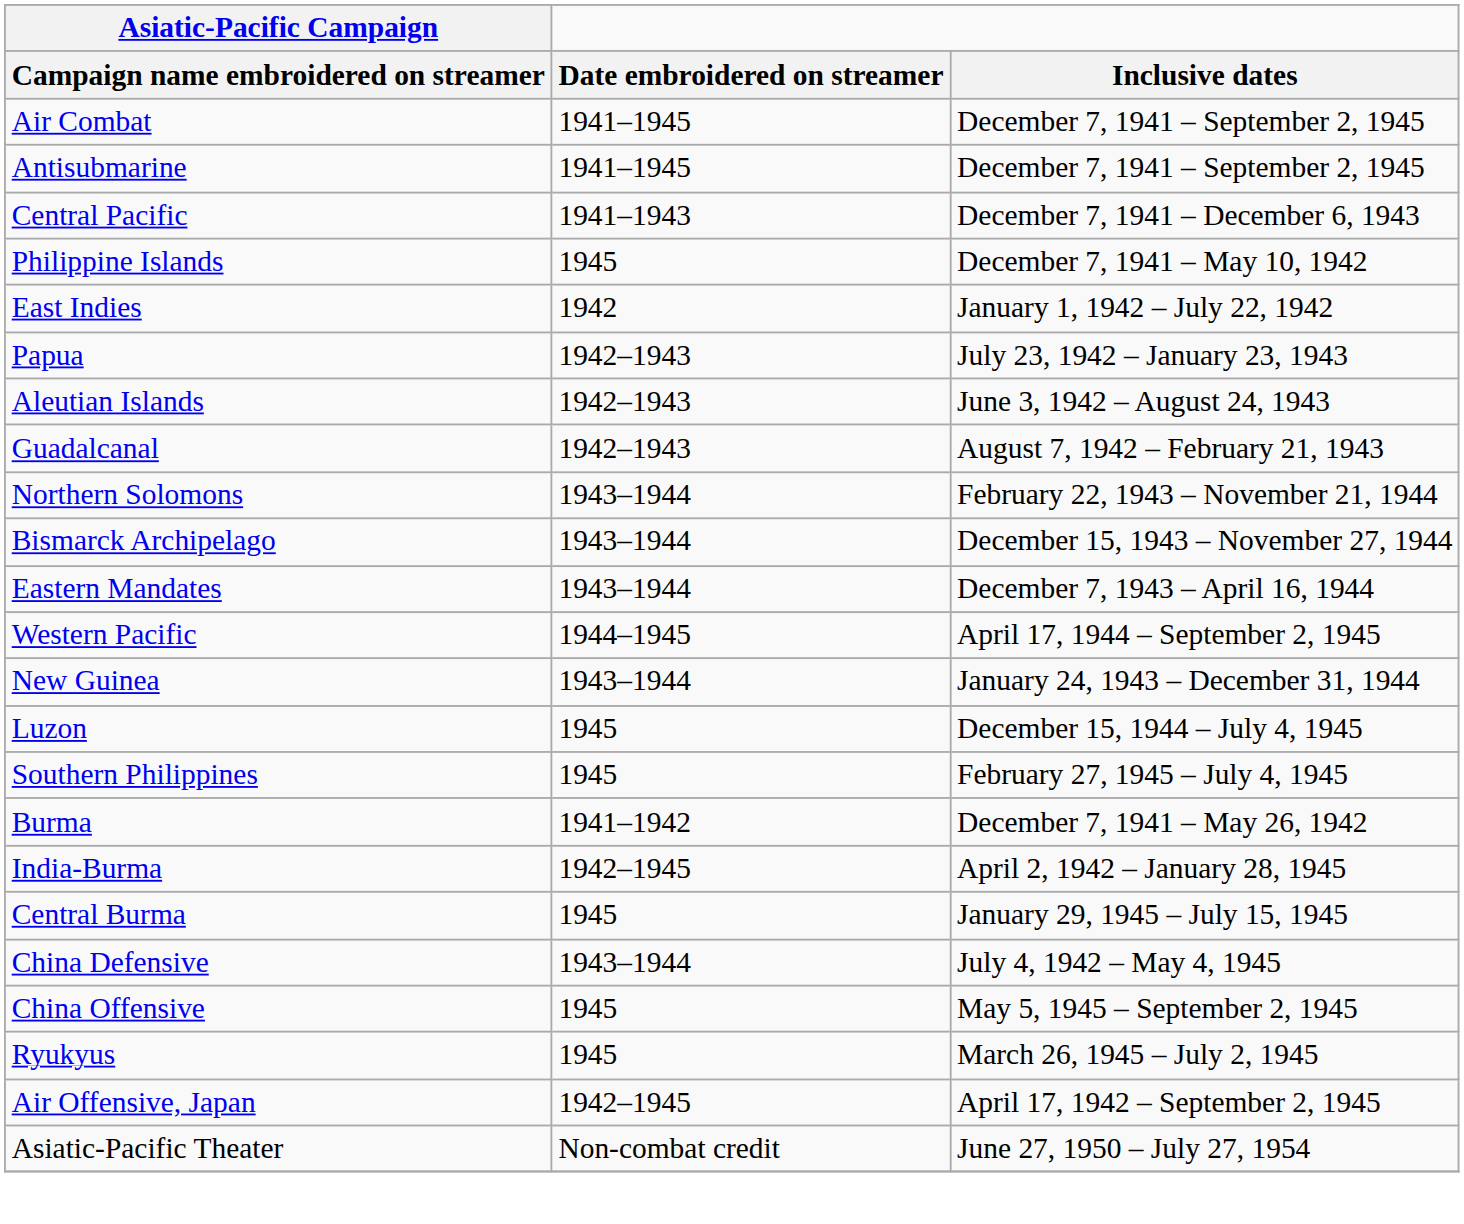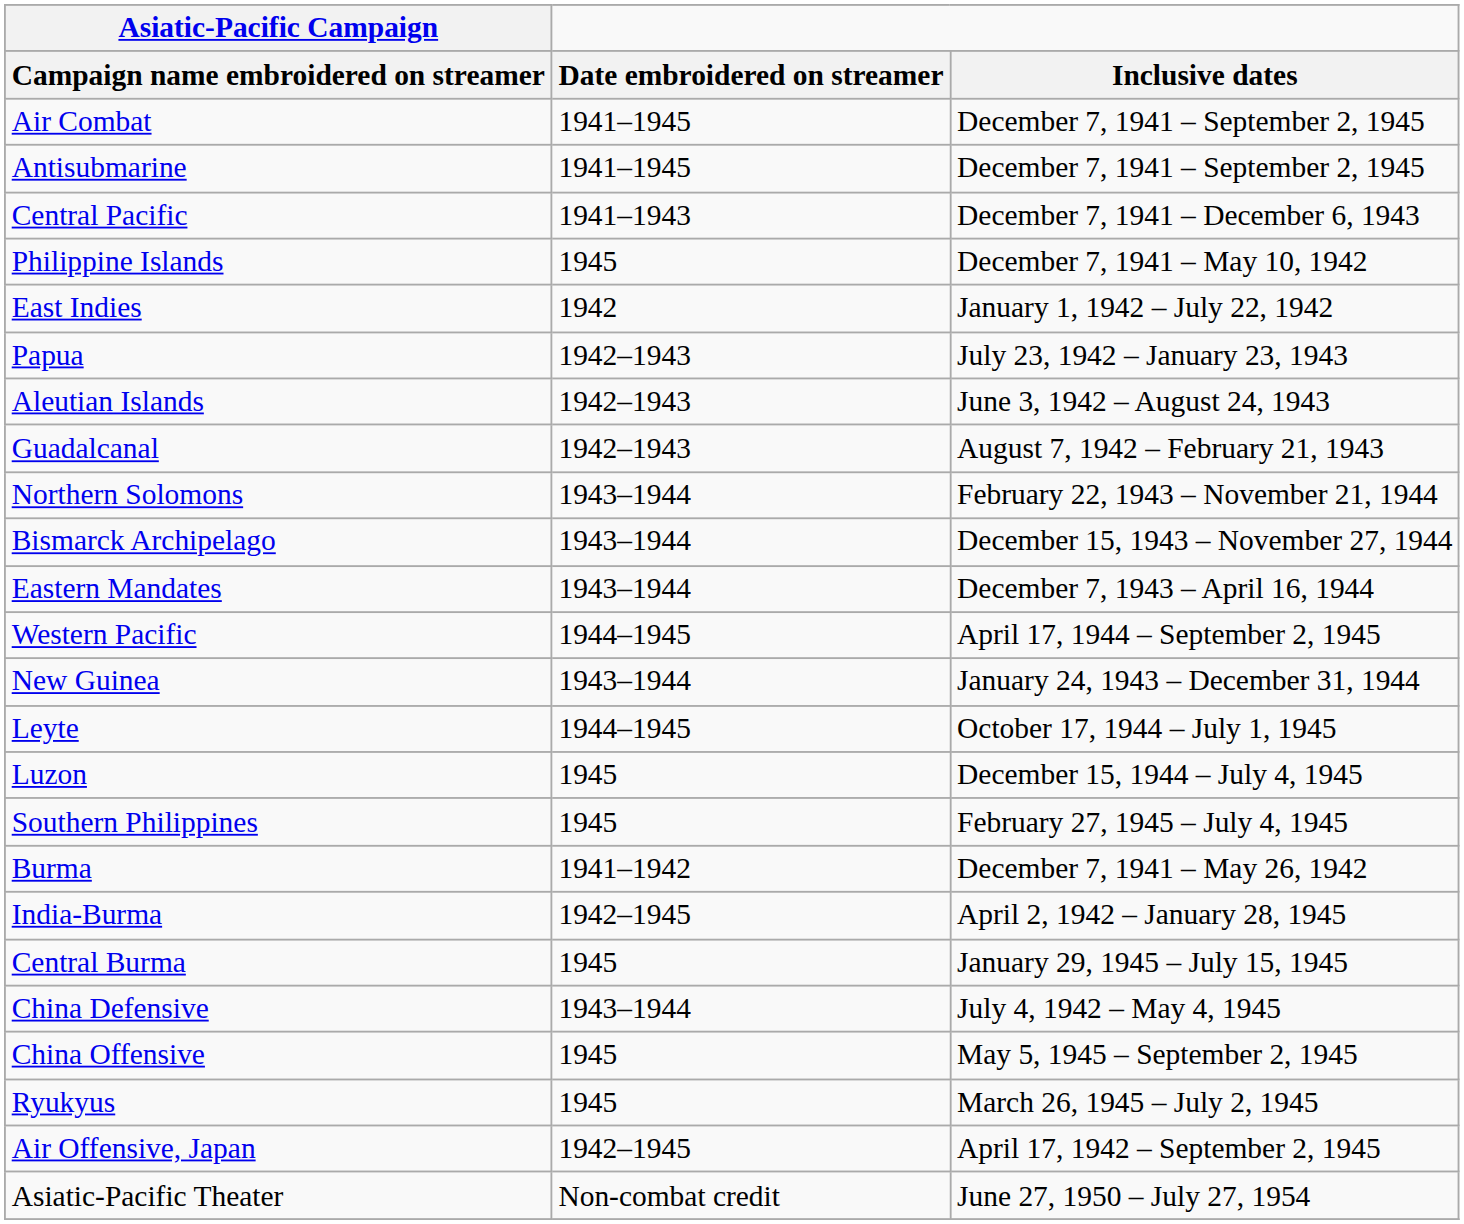+ row: (45, 728)
